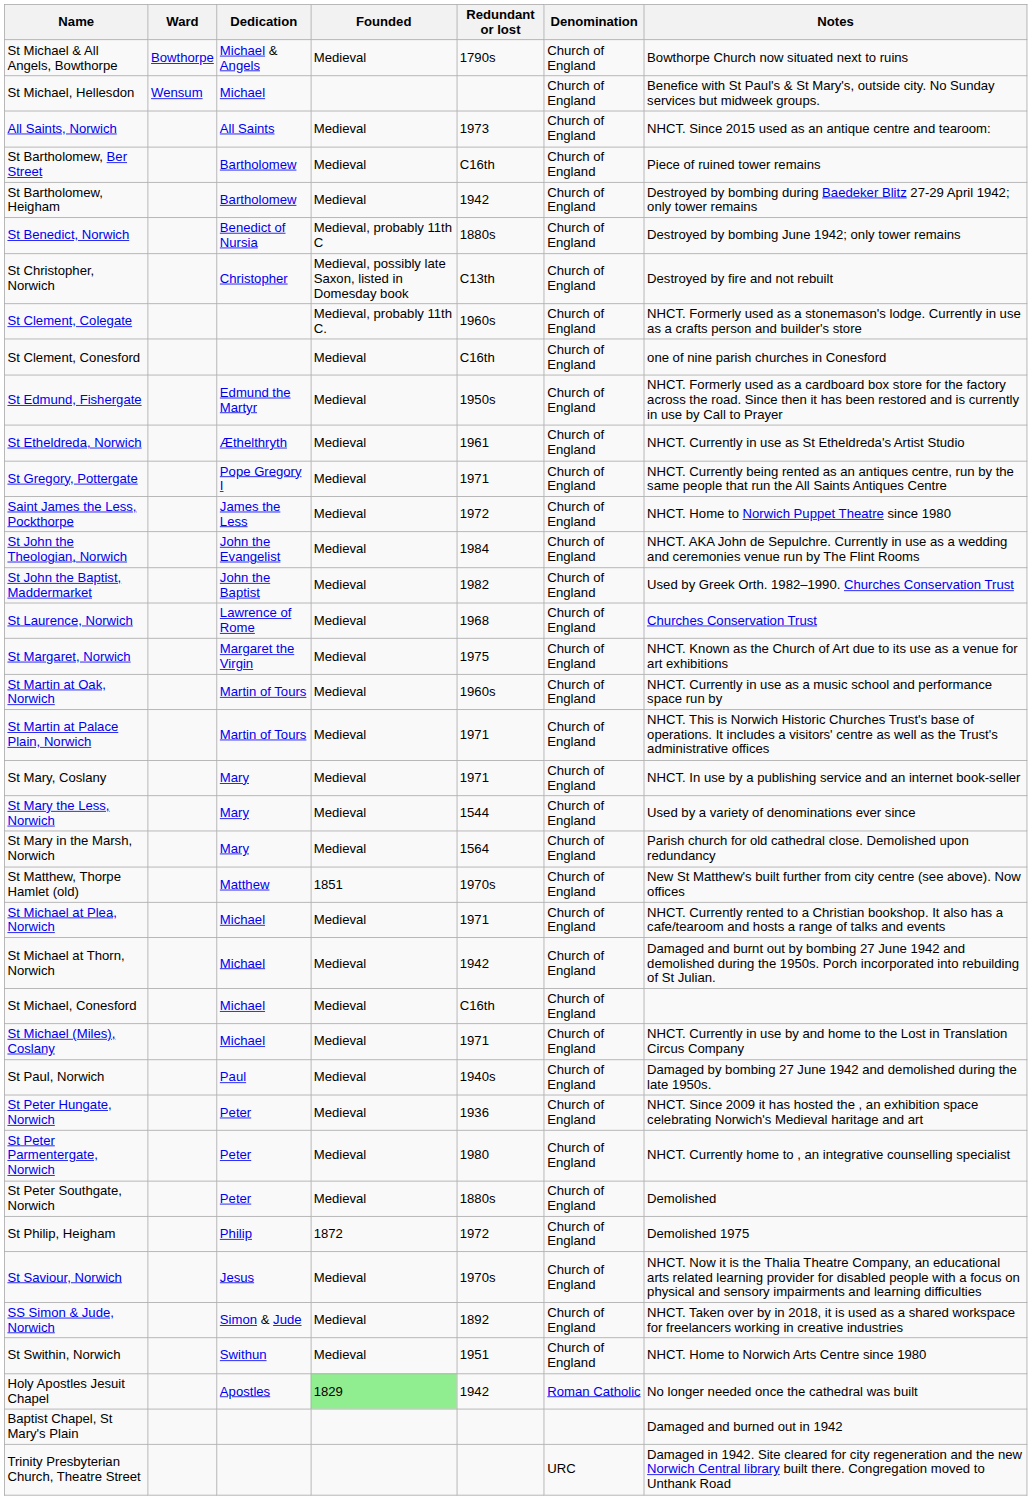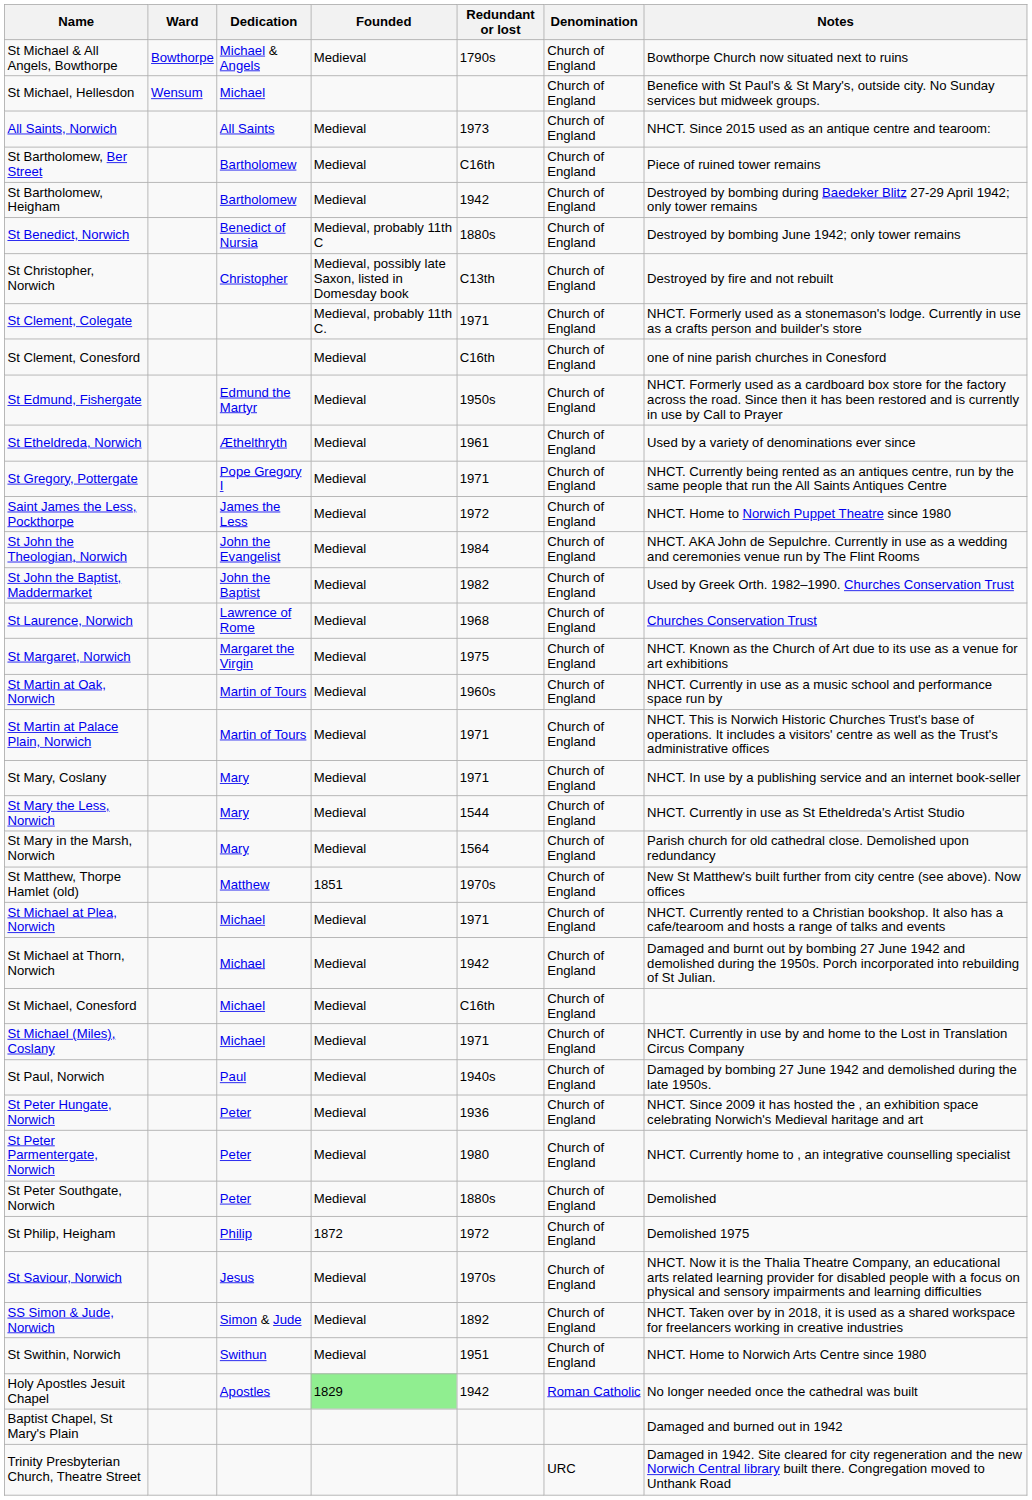(478, 321) 1960s -> (474, 321) 1971
(806, 443) NHCT. Currently in use as St Etheldreda's Artist Studio -> (781, 443) Used by a variety of denominations ever since
(781, 813) Used by a variety of denominations ever since -> (806, 813) NHCT. Currently in use as St Etheldreda's Artist Studio
